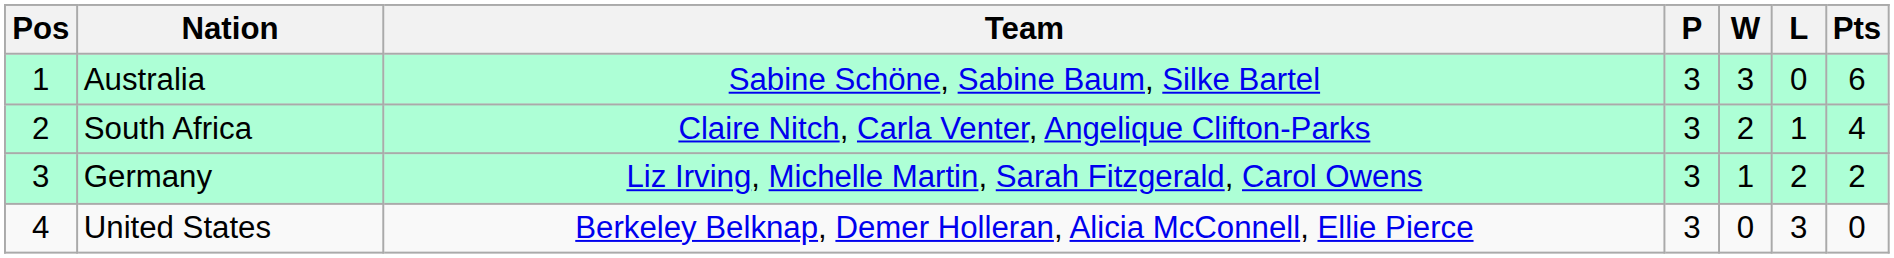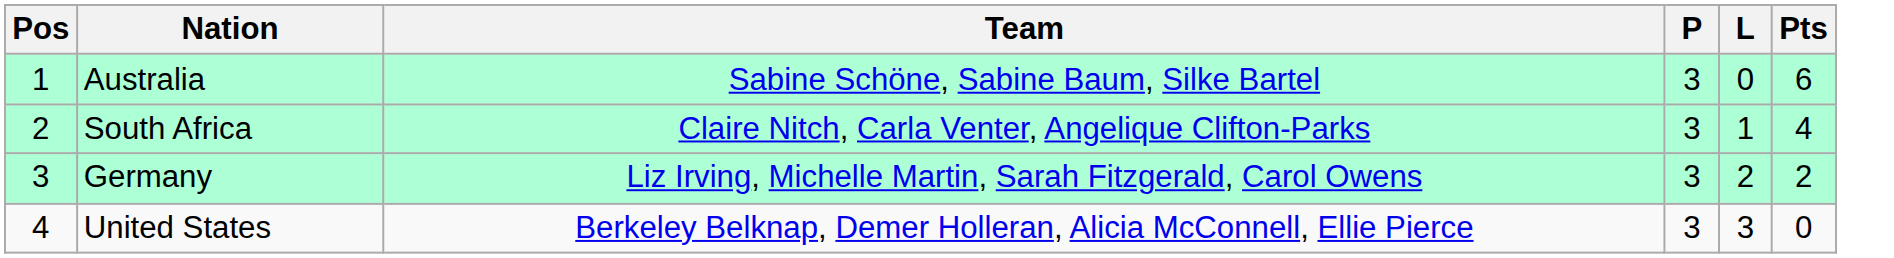- column: (1745, 29)
